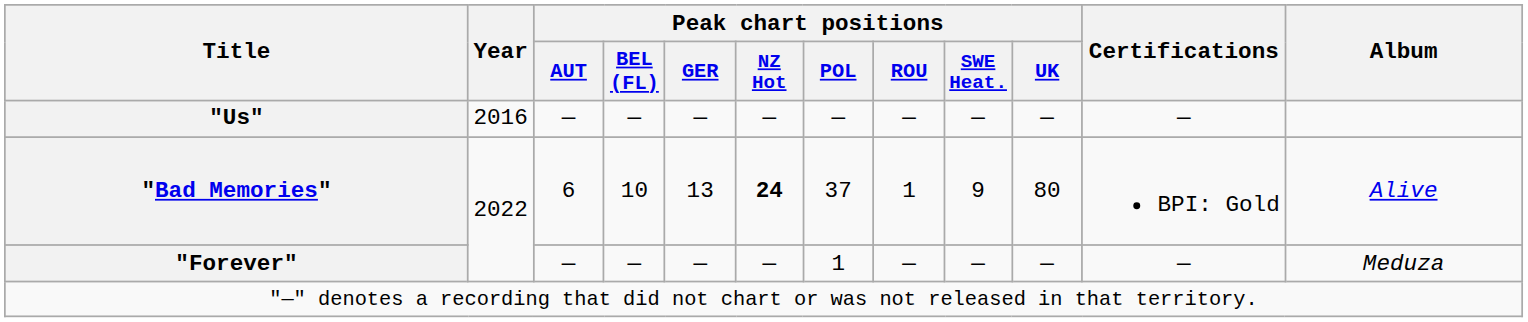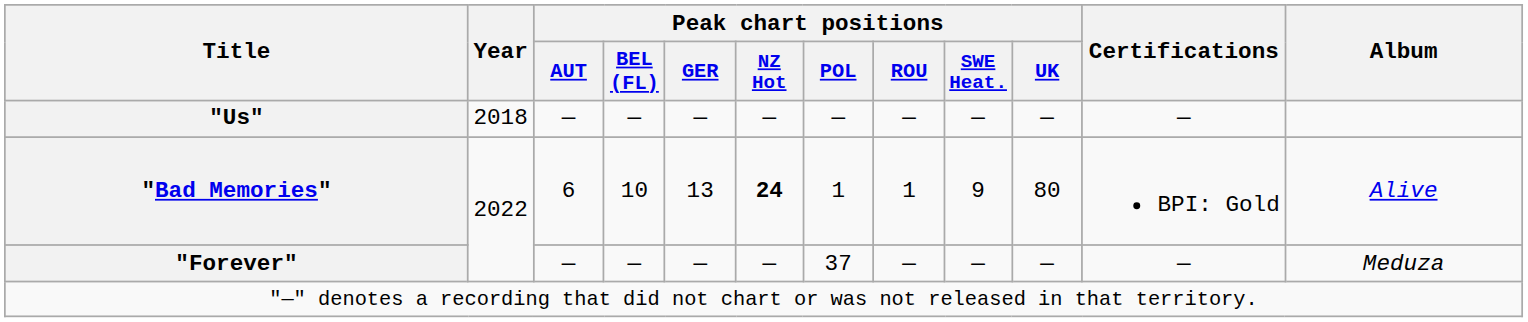(501, 119) 2016 -> (501, 119) 2018
(838, 191) 37 -> (838, 191) 1
(838, 264) 1 -> (838, 264) 37
